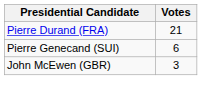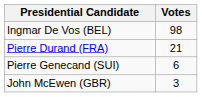+ row: (59, 30)
